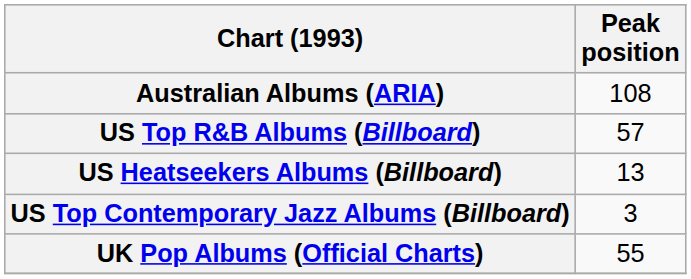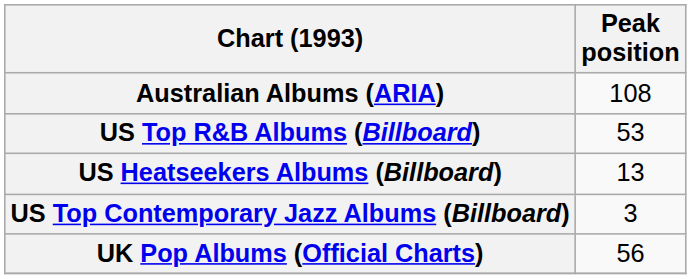(630, 133) 57 -> (630, 133) 53
(630, 253) 55 -> (630, 253) 56
